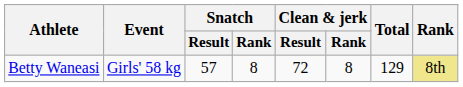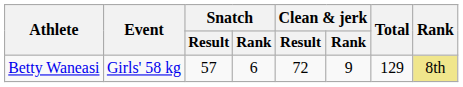(254, 68) 8 -> (254, 68) 6
(349, 68) 8 -> (349, 68) 9
